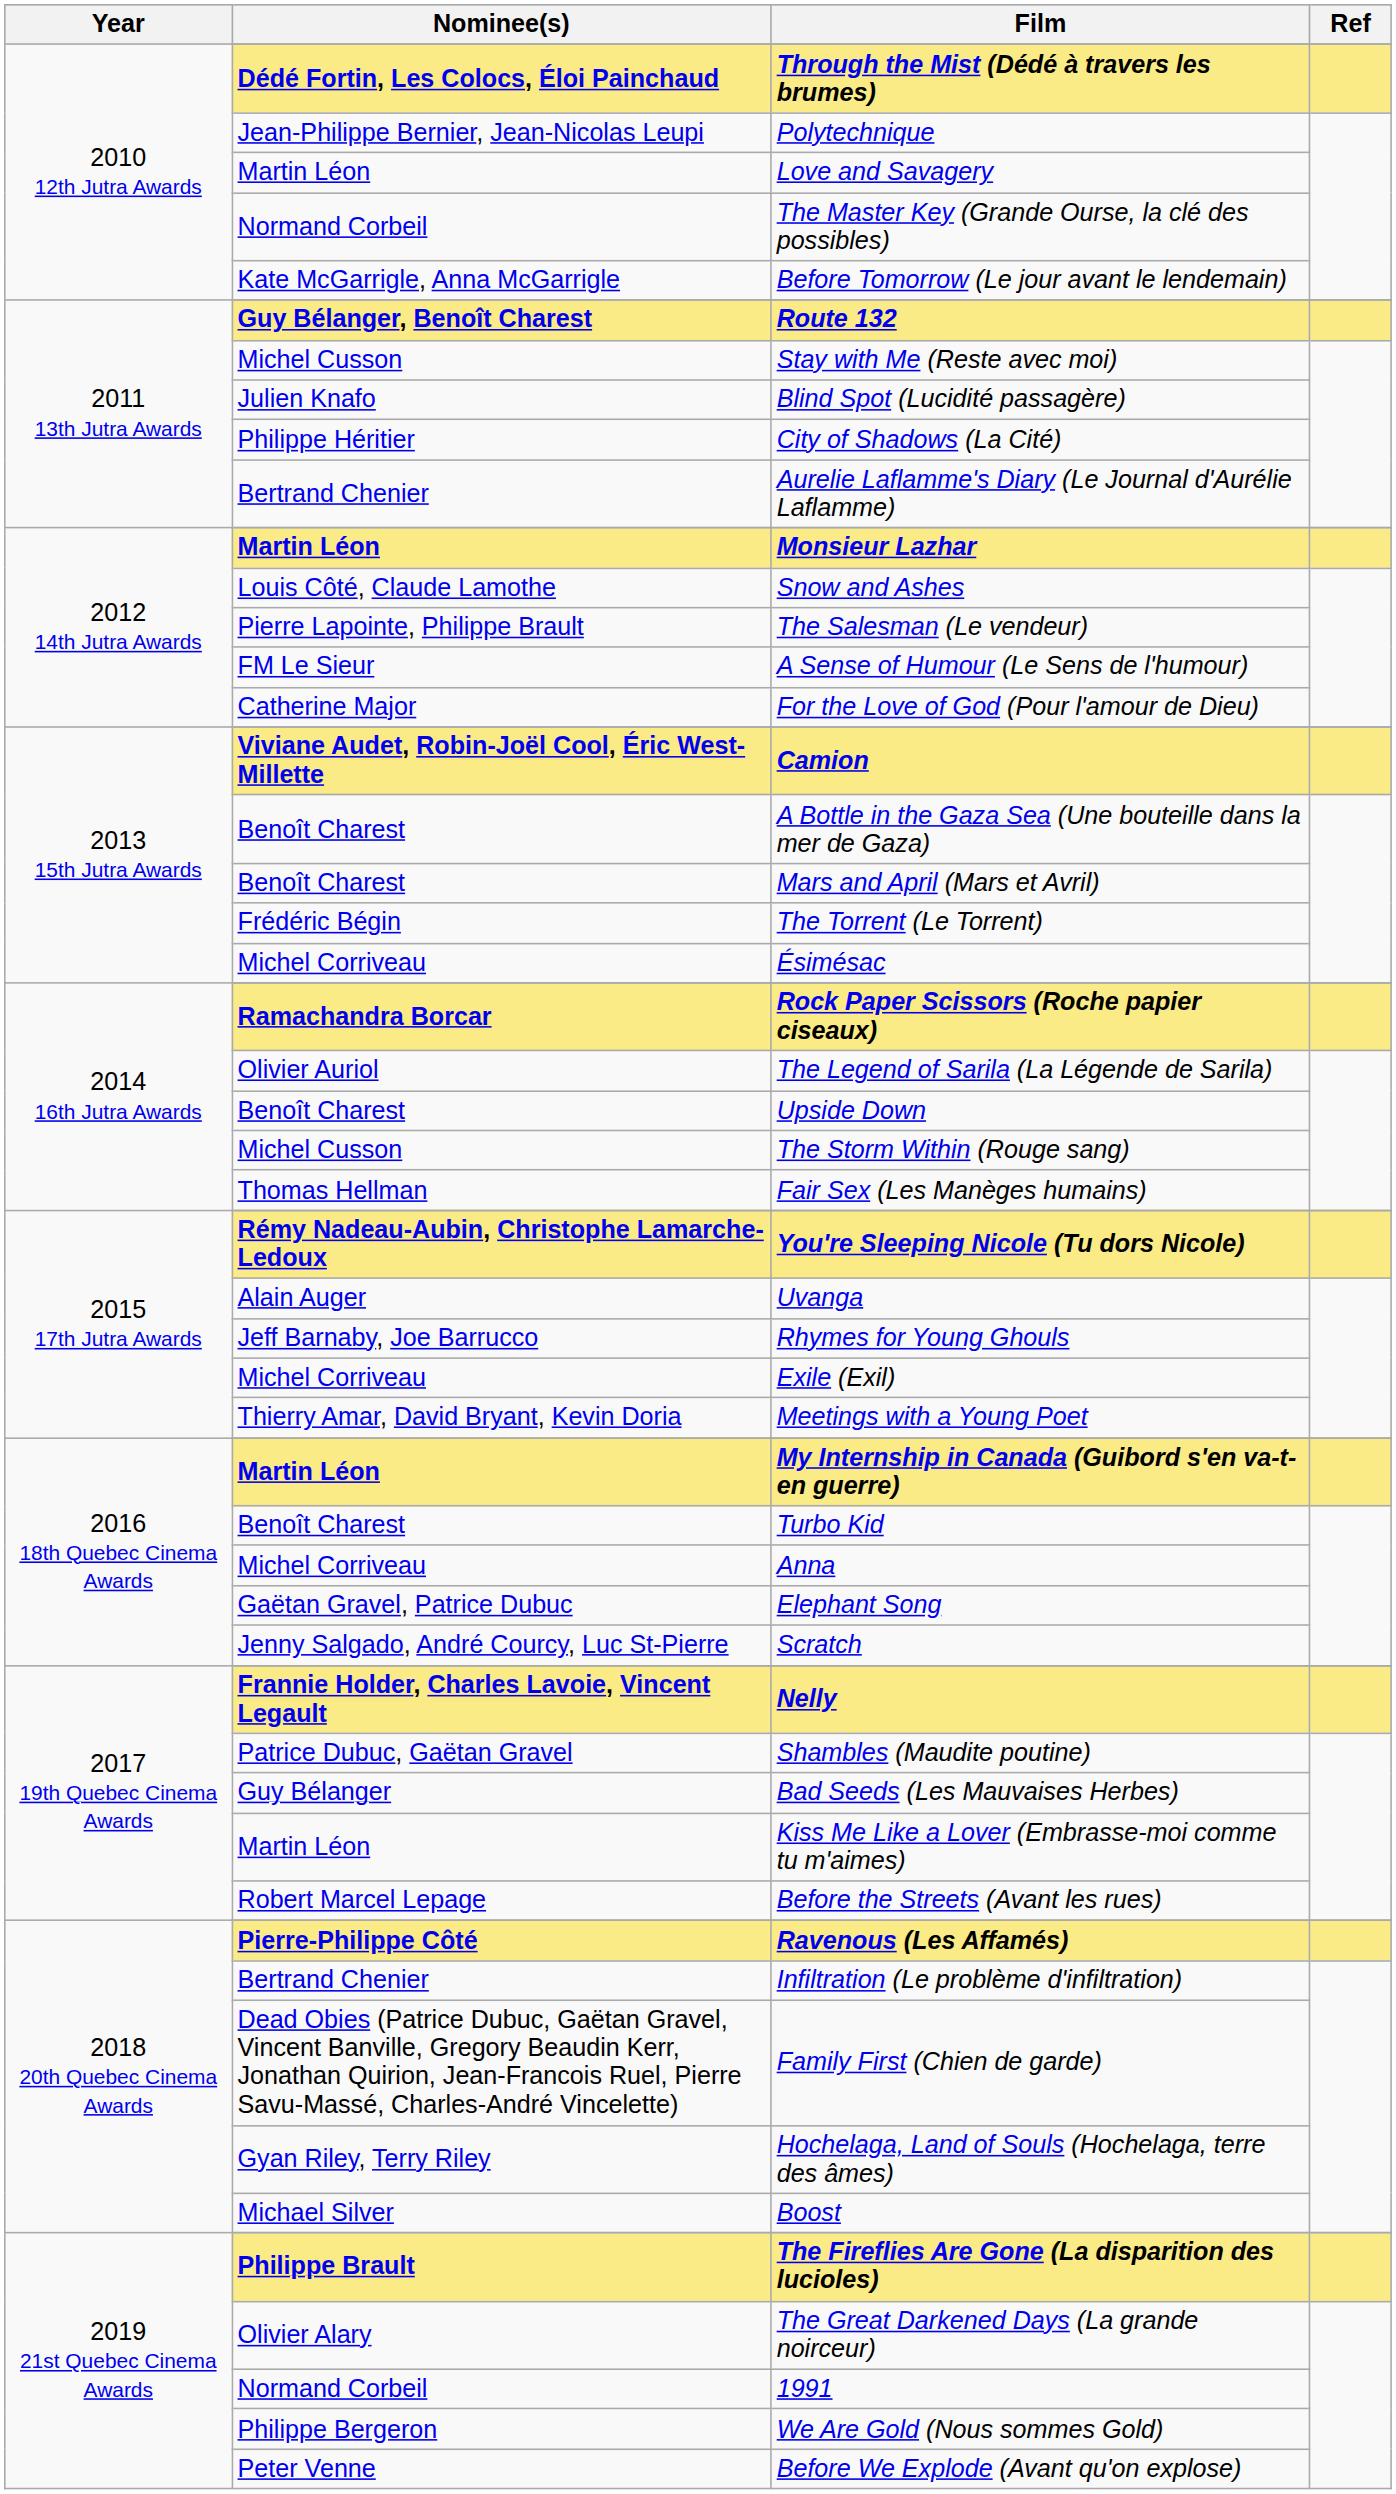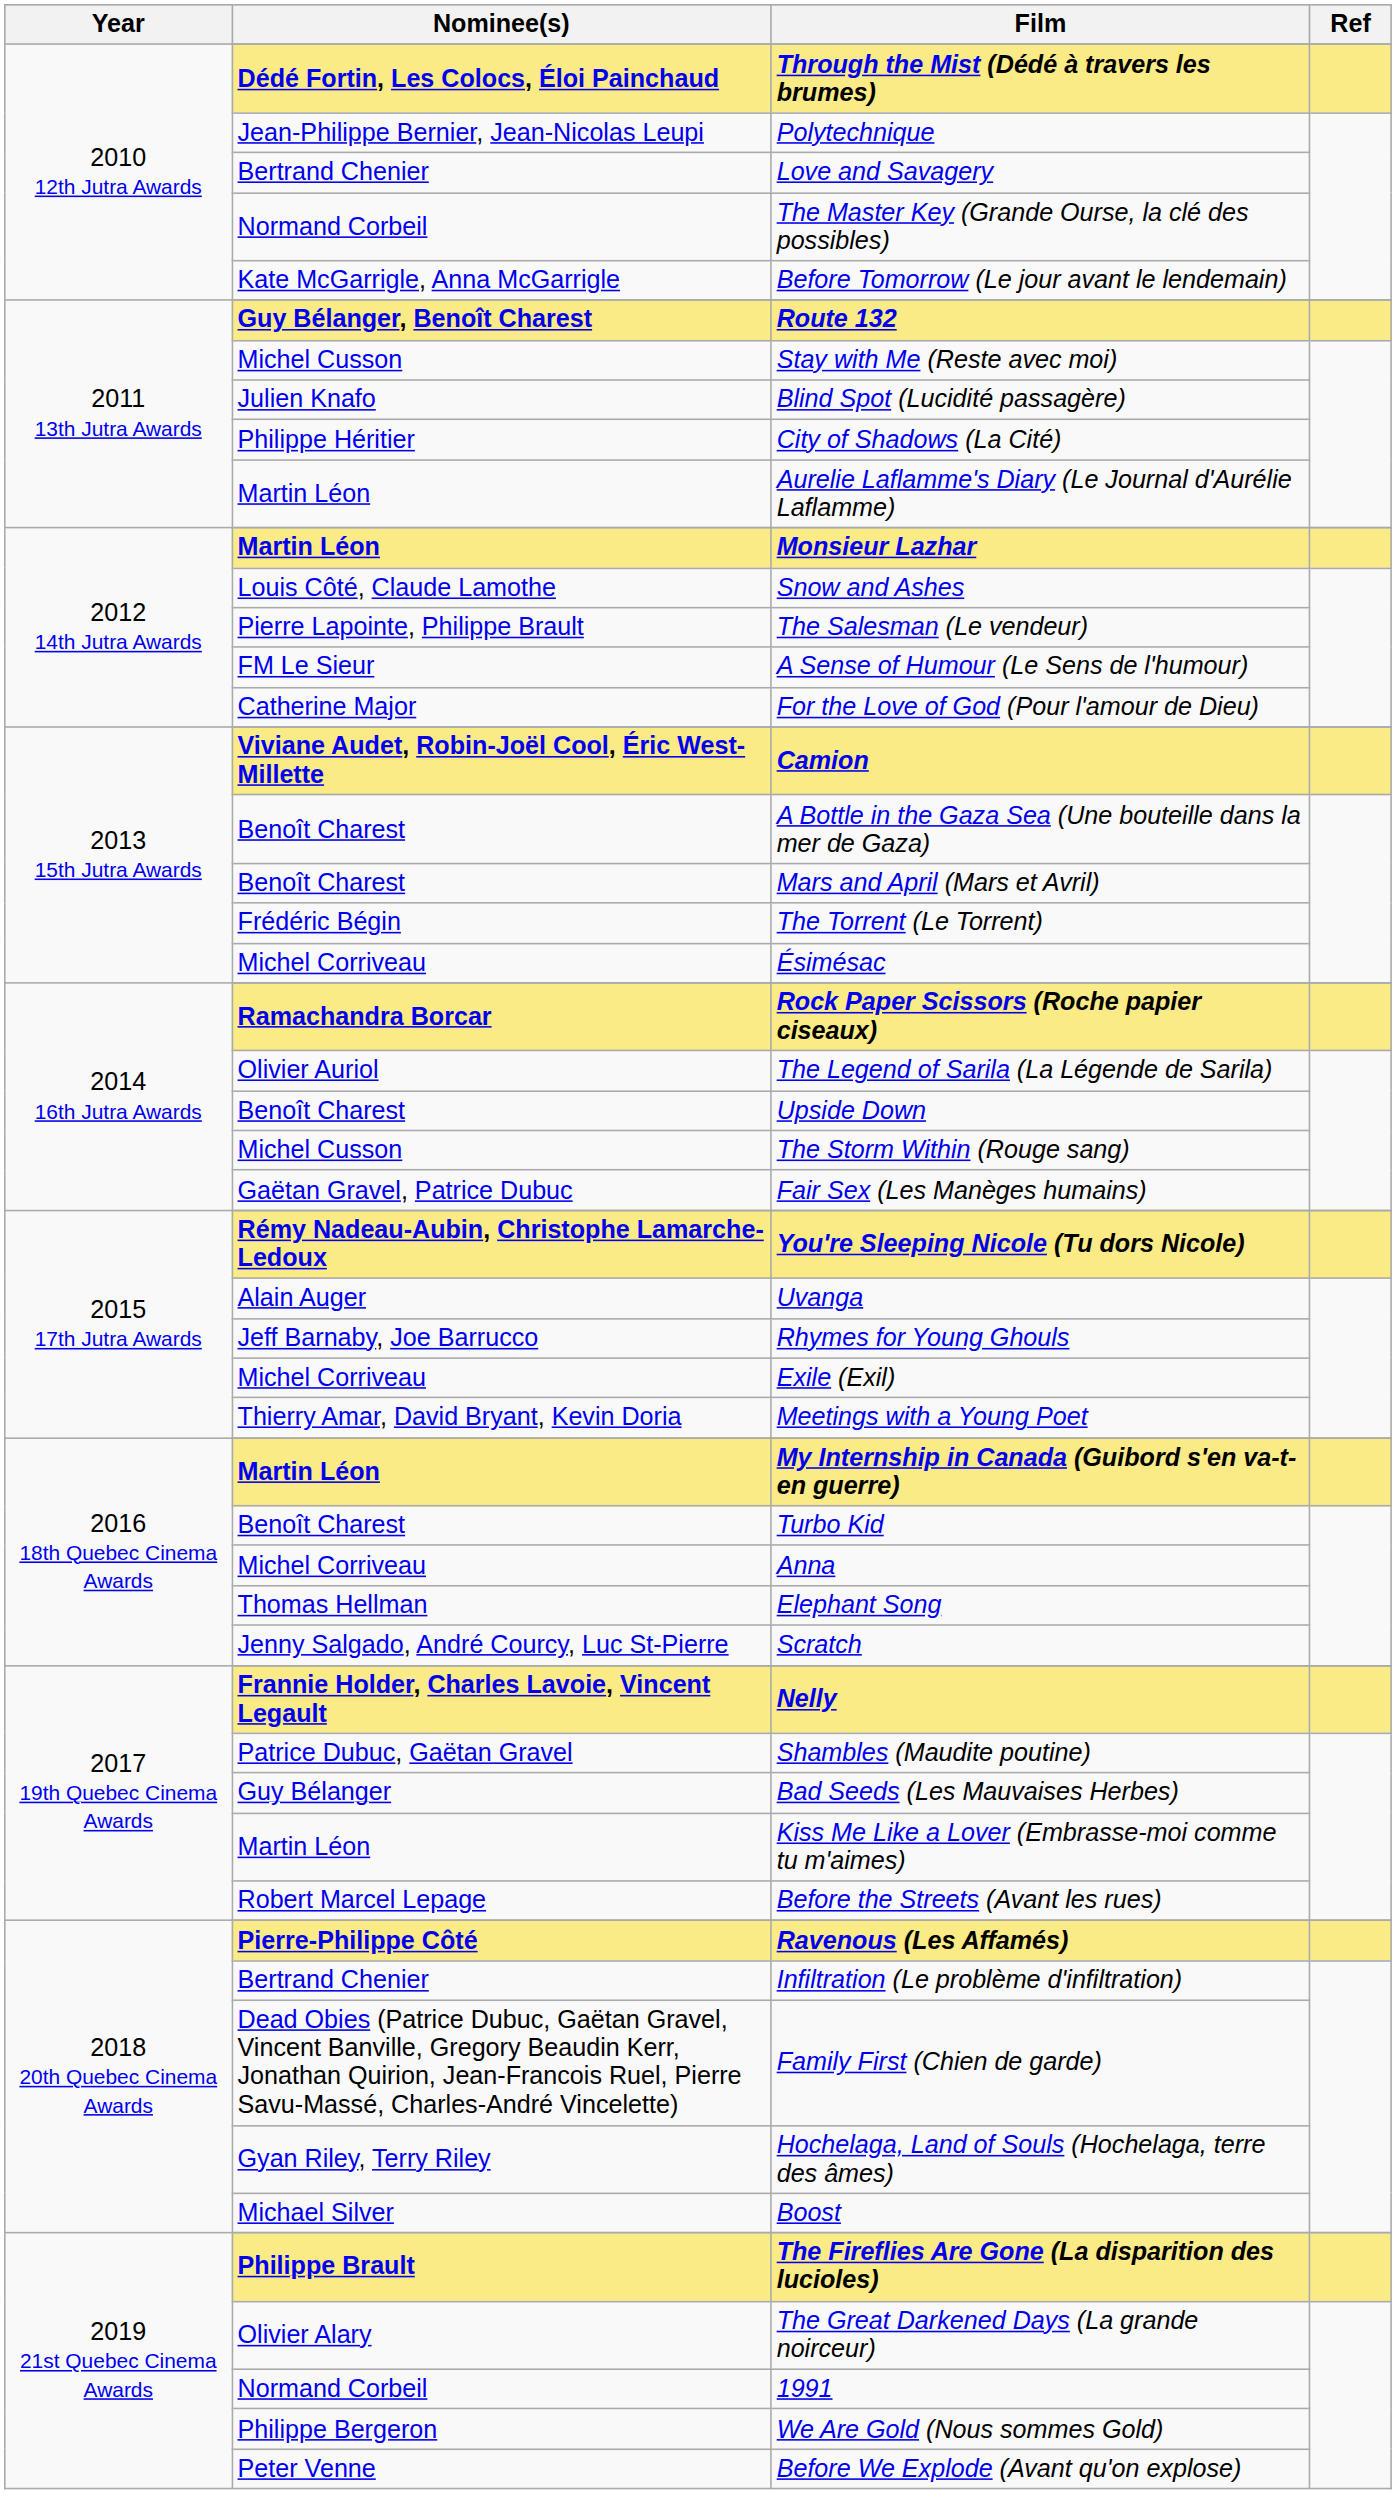(304, 172) Martin Léon -> (333, 172) Bertrand Chenier
(333, 493) Bertrand Chenier -> (304, 493) Martin Léon
(332, 1189) Thomas Hellman -> (405, 1189) Gaëtan Gravel, Patrice Dubuc
(405, 1605) Gaëtan Gravel, Patrice Dubuc -> (332, 1605) Thomas Hellman
